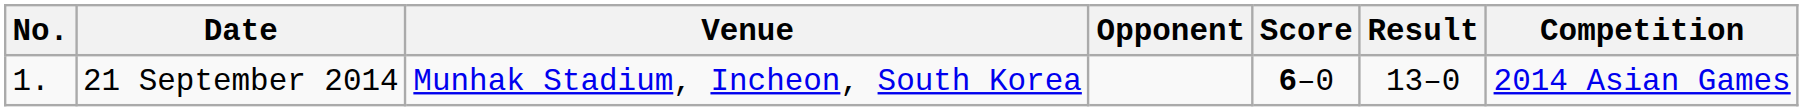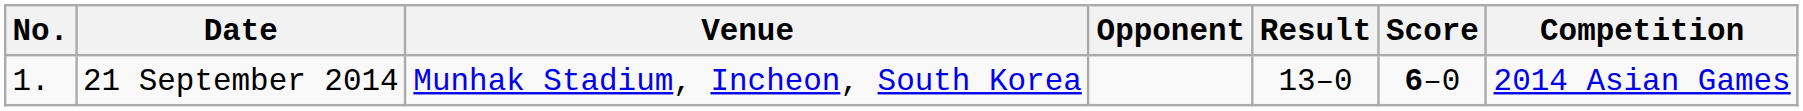columns swapped: (1306, 30) <-> (1423, 30)
